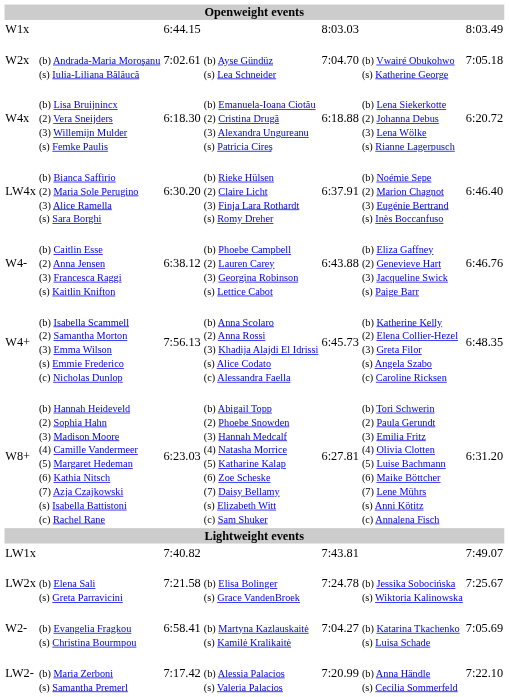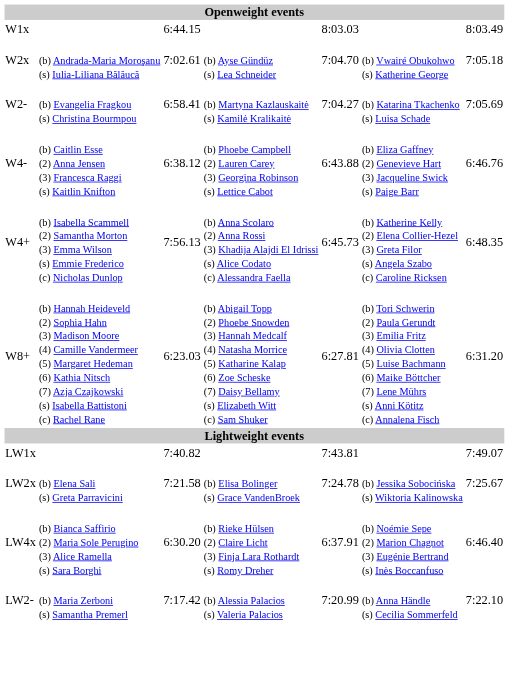- row: (17, 118)
rows swapped: (16, 628) <-> (21, 190)
